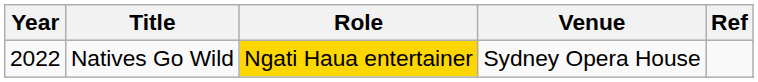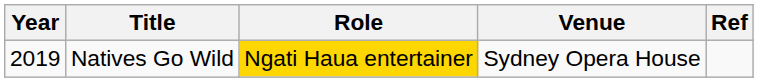(35, 58) 2022 -> (35, 58) 2019
